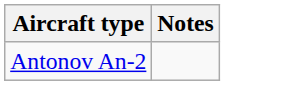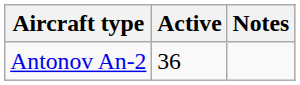+ column: (189, 23)
